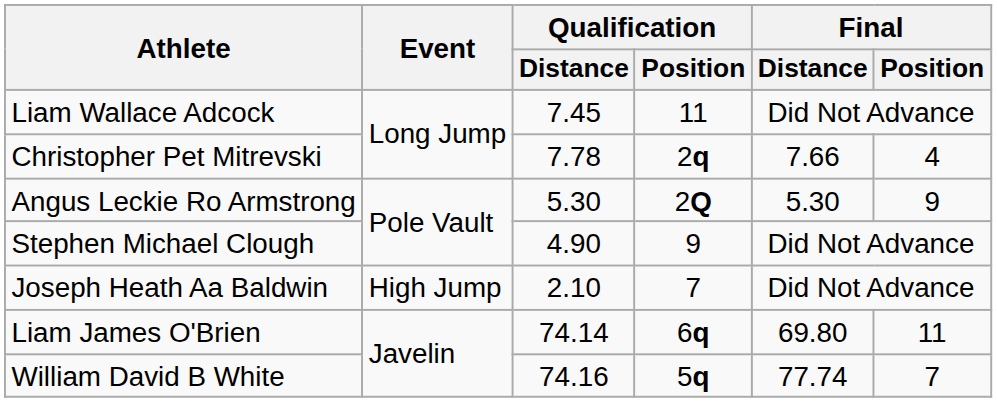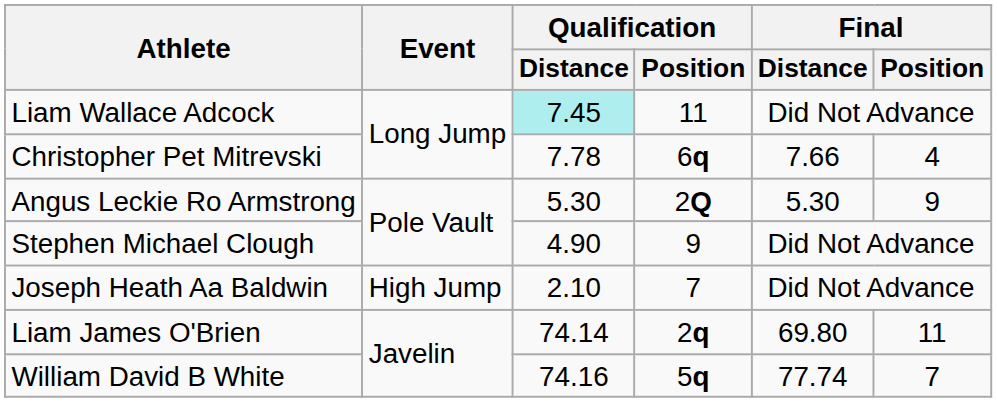(574, 113) no background -> (574, 113) paleturquoise background
(693, 157) 2q -> (693, 157) 6q
(693, 332) 6q -> (693, 332) 2q
